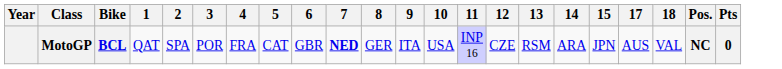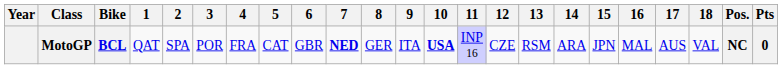+ column: (637, 15)
(441, 44) normal -> (441, 44) bold
